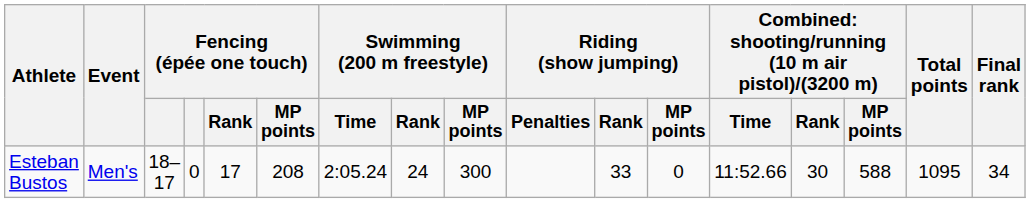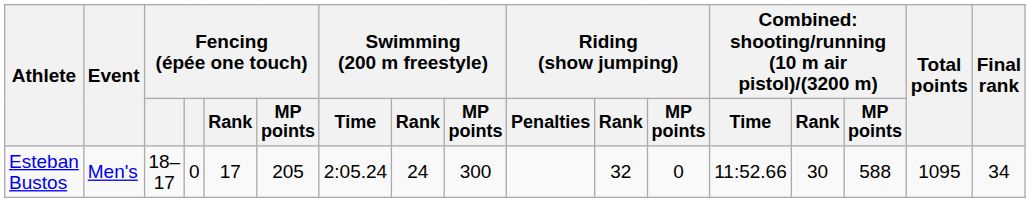(288, 172) 208 -> (288, 172) 205
(621, 172) 33 -> (621, 172) 32
